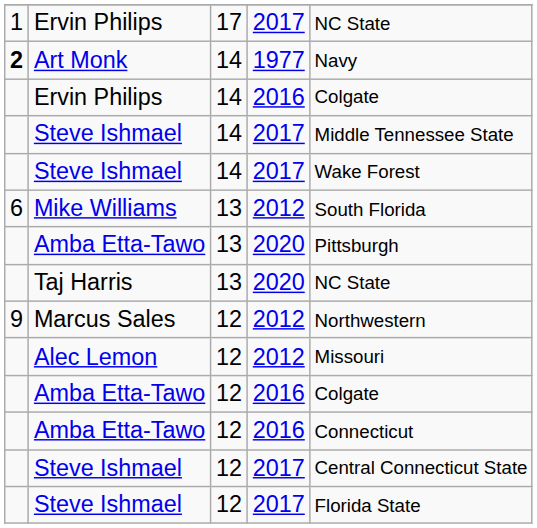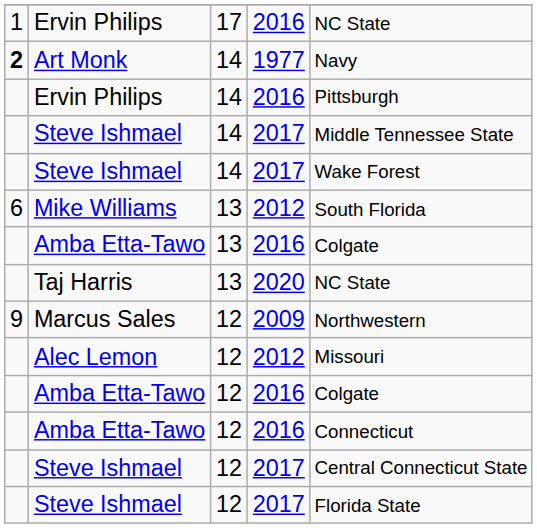(279, 23) 2017 -> (279, 23) 2016
(347, 97) Colgate -> (357, 97) Pittsburgh
(279, 245) 2020 -> (279, 245) 2016
(357, 246) Pittsburgh -> (347, 246) Colgate
(279, 319) 2012 -> (279, 319) 2009
